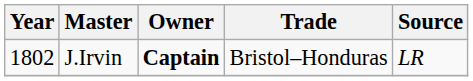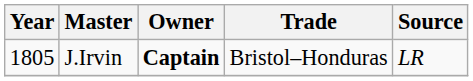(32, 57) 1802 -> (32, 57) 1805
